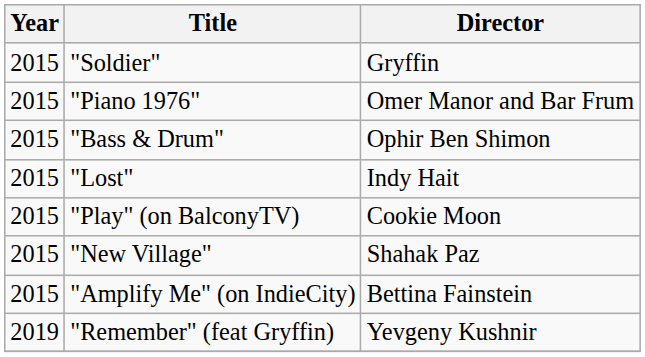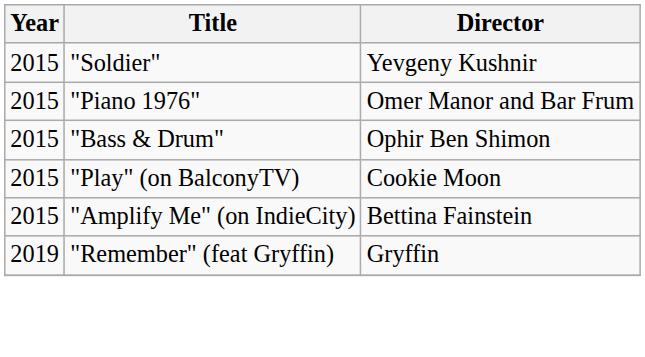(403, 62) Gryffin -> (452, 62) Yevgeny Kushnir
- row: (102, 178)
- row: (141, 255)
(452, 332) Yevgeny Kushnir -> (403, 255) Gryffin
